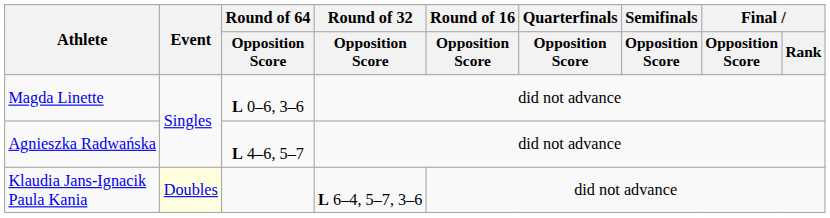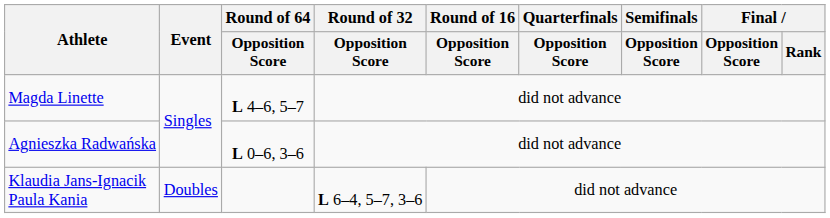(268, 107) L 0–6, 3–6 -> (268, 107) L 4–6, 5–7
(268, 153) L 4–6, 5–7 -> (268, 153) L 0–6, 3–6
(191, 190) lightyellow background -> (191, 190) no background
